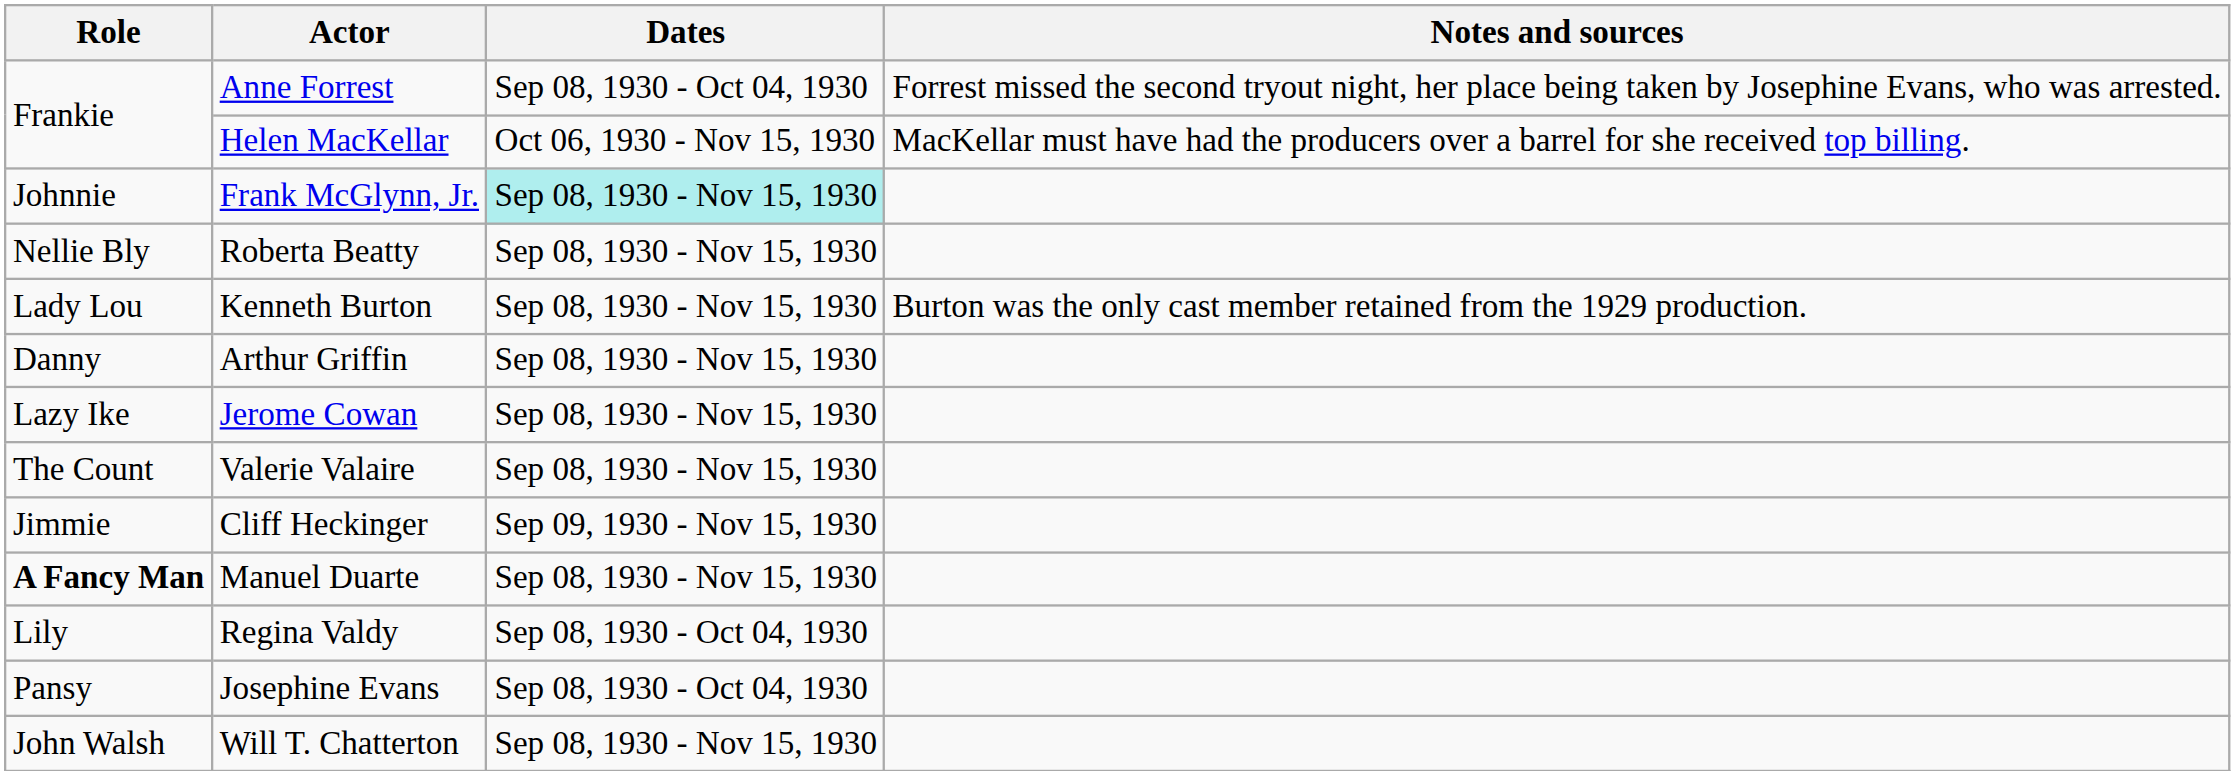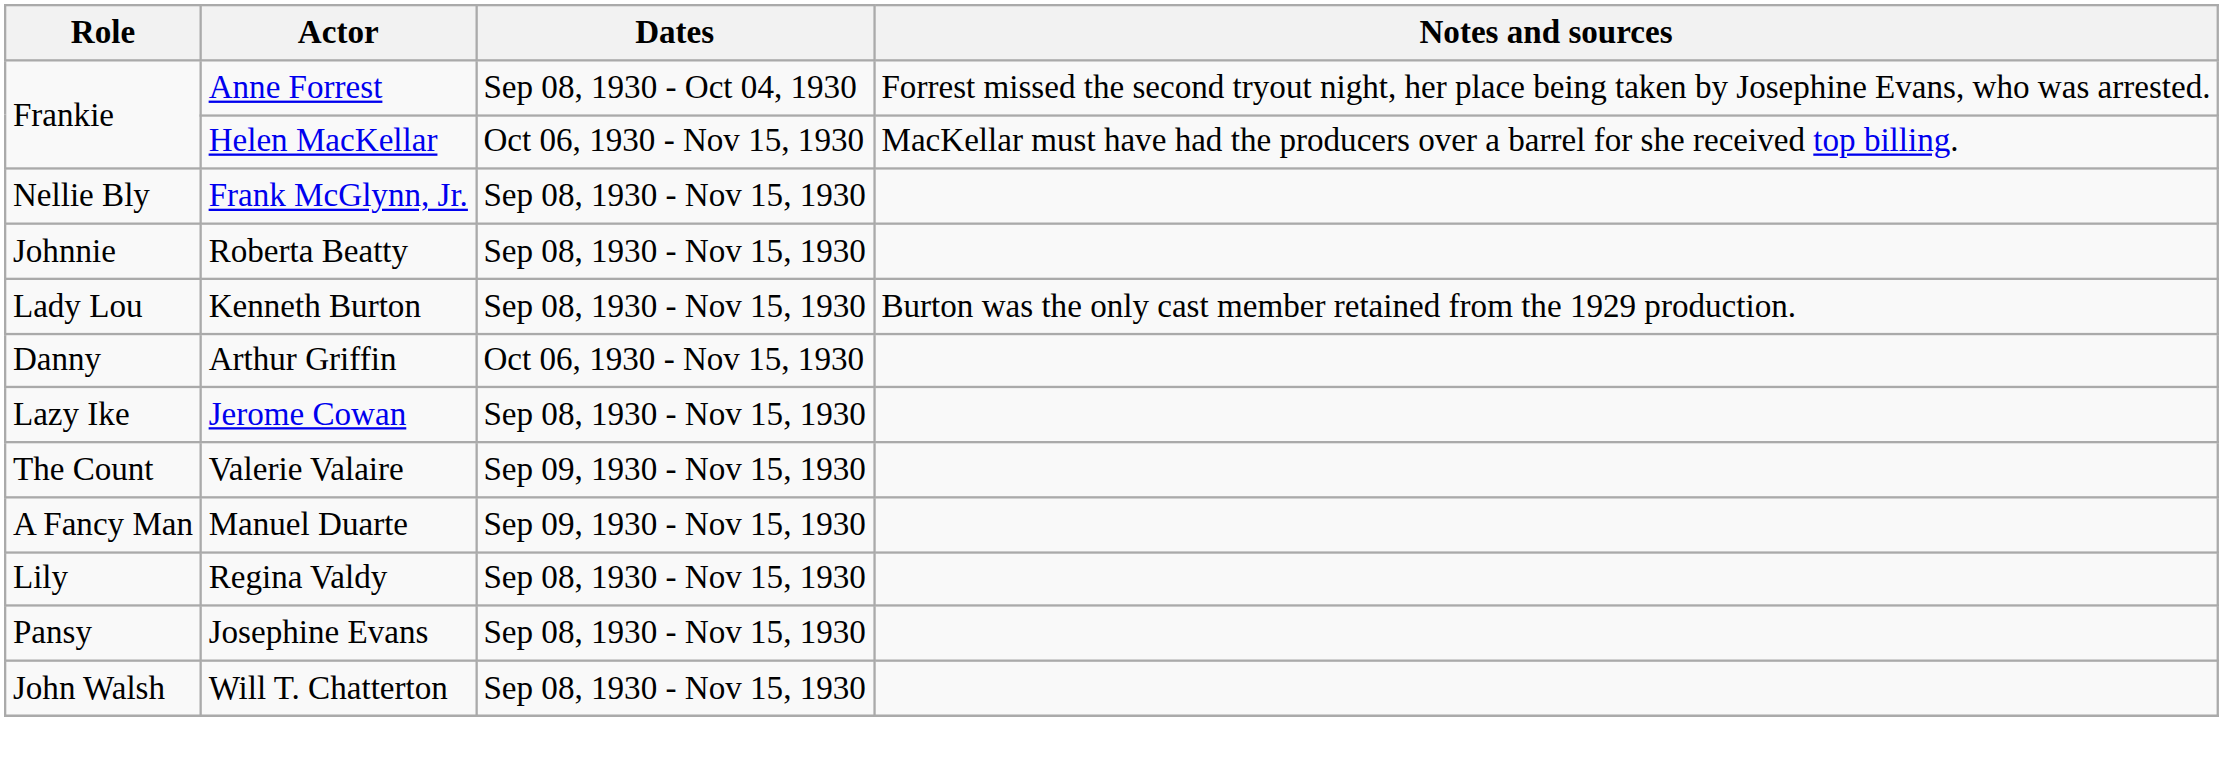(64, 196) Johnnie -> (81, 196) Nellie Bly
(686, 196) paleturquoise background -> (675, 196) no background
(81, 250) Nellie Bly -> (64, 250) Johnnie
(686, 359) Sep 08, 1930 - Nov 15, 1930 -> (674, 359) Oct 06, 1930 - Nov 15, 1930
(686, 469) Sep 08, 1930 - Nov 15, 1930 -> (675, 469) Sep 09, 1930 - Nov 15, 1930
- row: (324, 523)
(109, 578) bold -> (103, 523) normal
(686, 578) Sep 08, 1930 - Nov 15, 1930 -> (675, 523) Sep 09, 1930 - Nov 15, 1930
(681, 633) Sep 08, 1930 - Oct 04, 1930 -> (675, 578) Sep 08, 1930 - Nov 15, 1930
(681, 687) Sep 08, 1930 - Oct 04, 1930 -> (675, 633) Sep 08, 1930 - Nov 15, 1930
